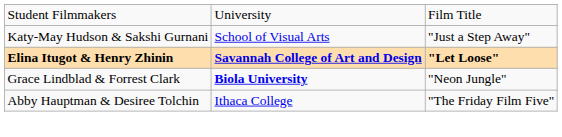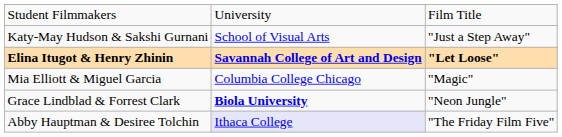+ row: (84, 79)
(254, 100) no background -> (254, 121) lavender background
